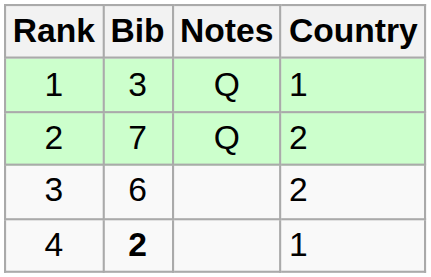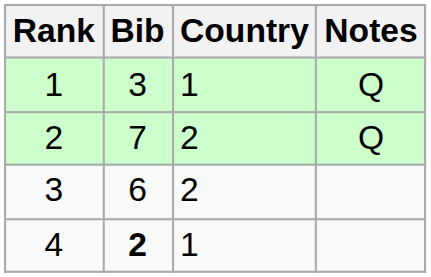columns swapped: (353, 31) <-> (227, 31)
